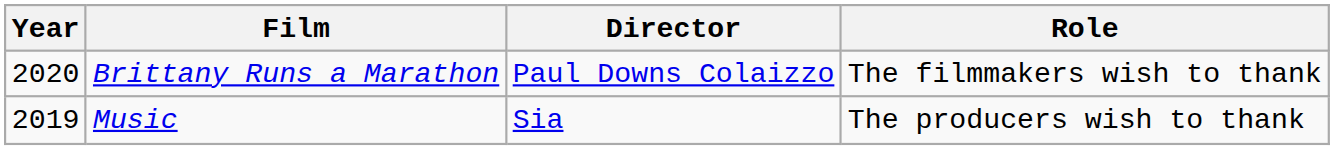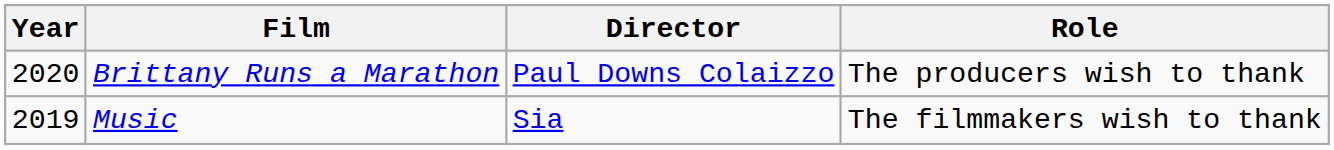(1085, 74) The filmmakers wish to thank -> (1076, 74) The producers wish to thank
(1076, 120) The producers wish to thank -> (1085, 120) The filmmakers wish to thank
